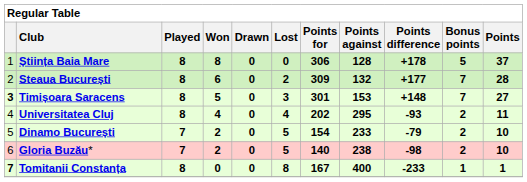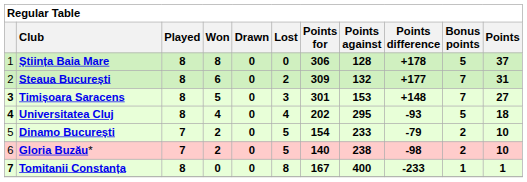(503, 79) 28 -> (503, 79) 31
(10, 114) normal -> (10, 114) bold
(463, 114) 2 -> (463, 114) 5
(503, 114) 11 -> (503, 114) 18
